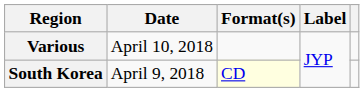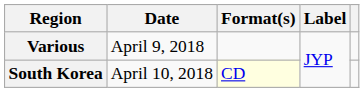(162, 45) April 10, 2018 -> (158, 45) April 9, 2018
(158, 73) April 9, 2018 -> (162, 73) April 10, 2018
